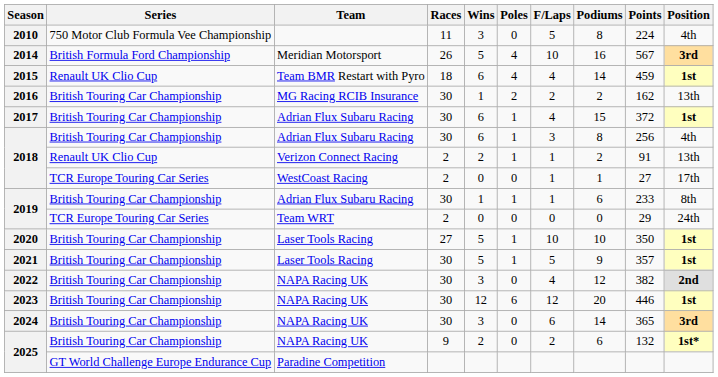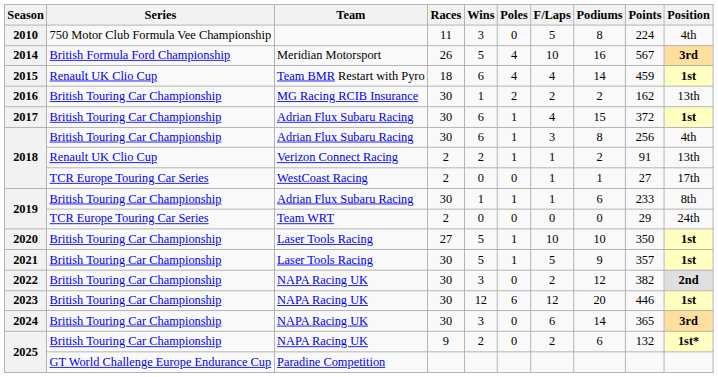(552, 280) 4 -> (552, 280) 2
